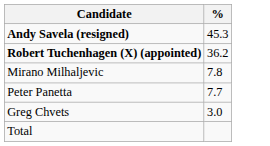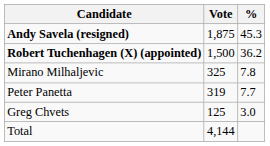+ column: (221, 14)
